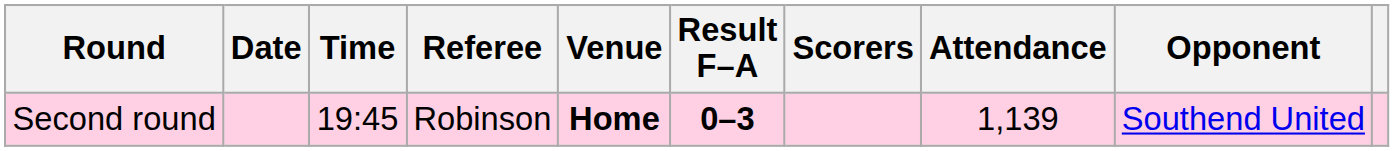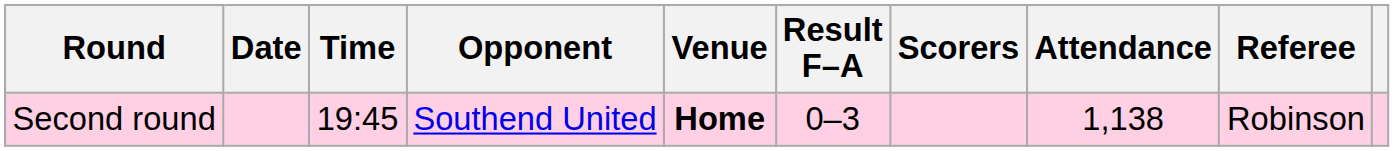columns swapped: (1243, 48) <-> (482, 48)
(727, 118) bold -> (833, 118) normal
(1018, 118) 1,139 -> (1123, 118) 1,138
